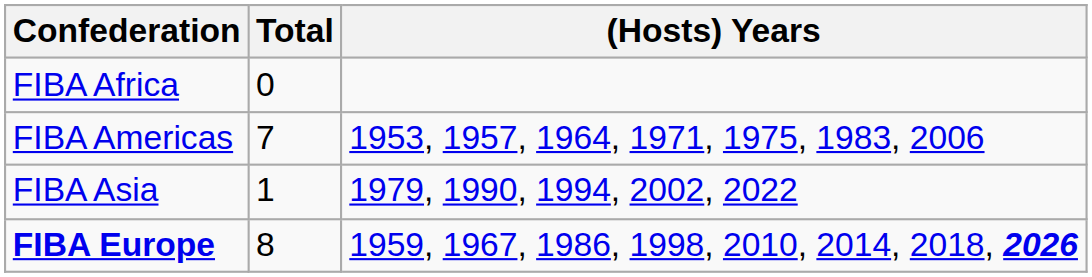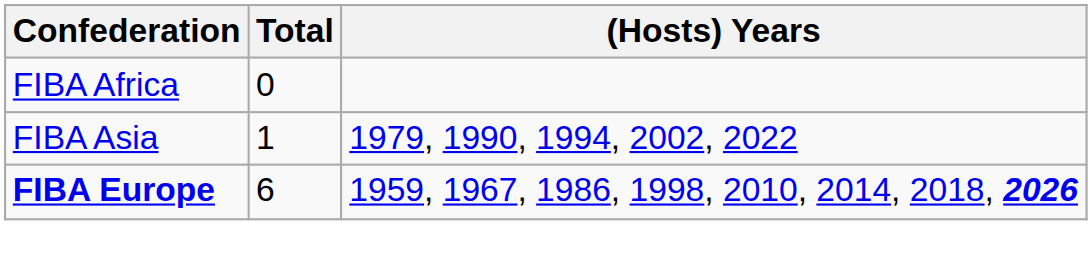- row: (123, 137)
(265, 244) 8 -> (265, 191) 6
